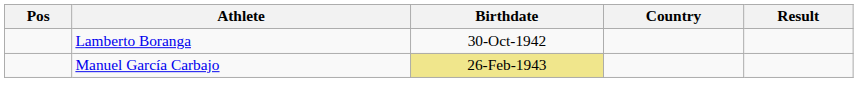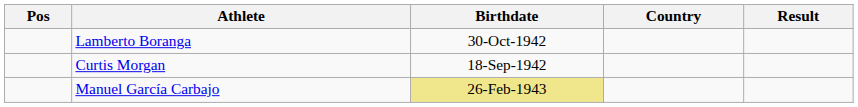+ row: (120, 65)
